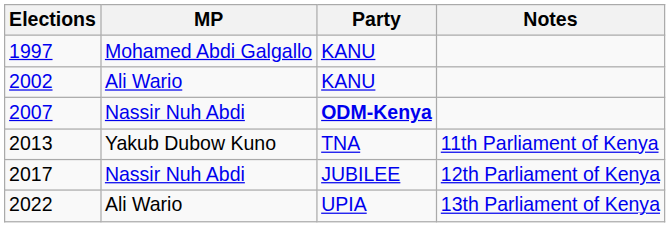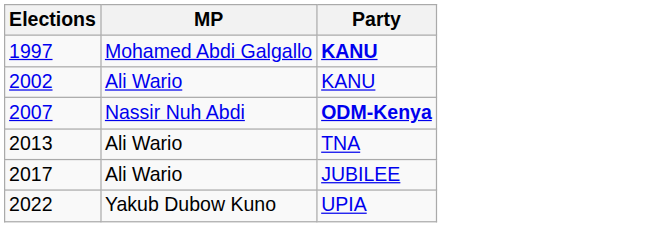- column: (550, 19)
(348, 50) normal -> (349, 50) bold
(190, 143) Yakub Dubow Kuno -> (144, 143) Ali Wario
(175, 174) Nassir Nuh Abdi -> (144, 174) Ali Wario
(144, 205) Ali Wario -> (190, 205) Yakub Dubow Kuno
